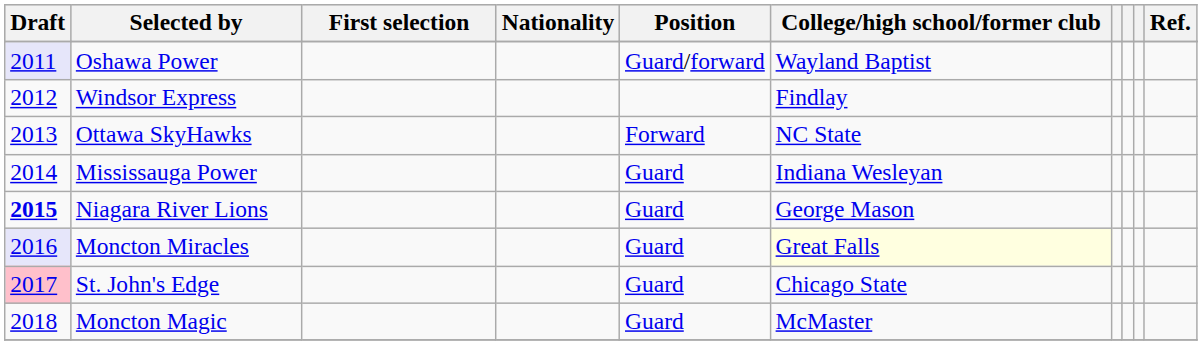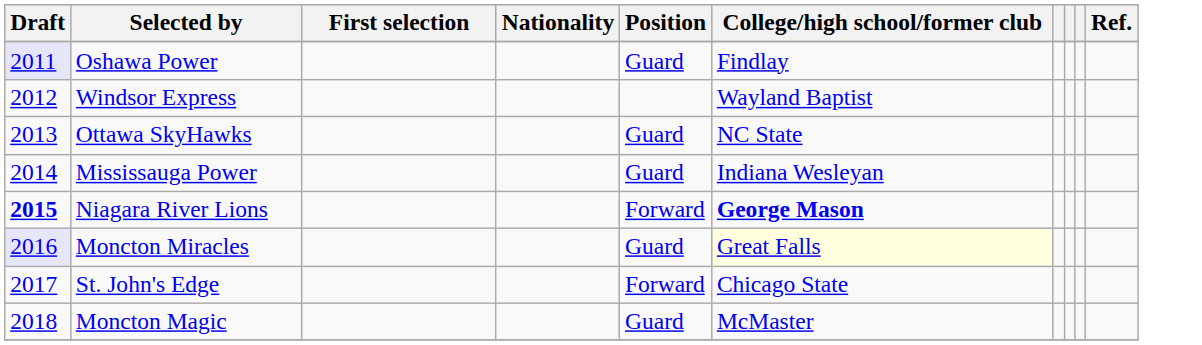(695, 60) Guard/forward -> (654, 60) Guard
(853, 60) Wayland Baptist -> (753, 60) Findlay
(812, 97) Findlay -> (795, 97) Wayland Baptist
(665, 135) Forward -> (654, 135) Guard
(654, 209) Guard -> (665, 209) Forward
(845, 209) normal -> (790, 209) bold
(34, 284) pink background -> (34, 284) no background
(654, 284) Guard -> (665, 284) Forward
